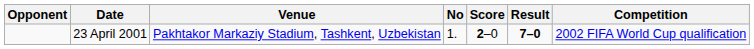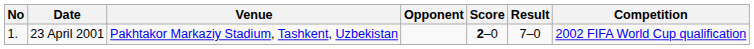columns swapped: (455, 14) <-> (37, 14)
(530, 34) bold -> (530, 34) normal
